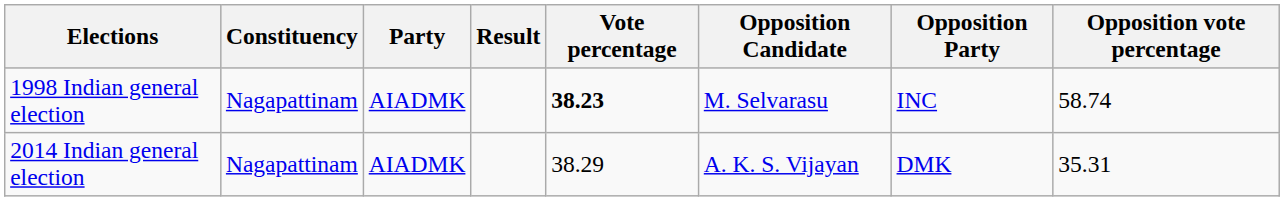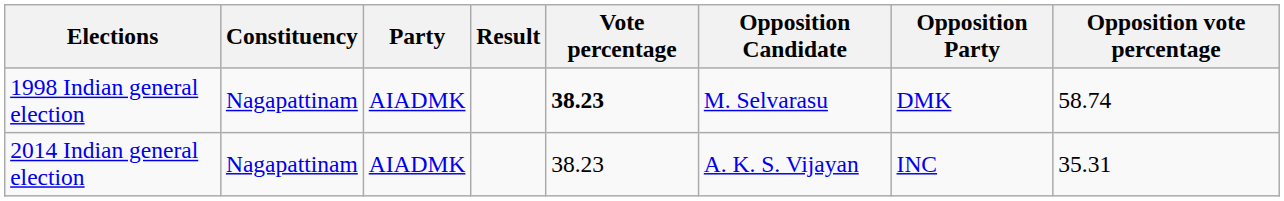(917, 100) INC -> (924, 100) DMK
(578, 163) 38.29 -> (578, 163) 38.23
(924, 163) DMK -> (917, 163) INC
